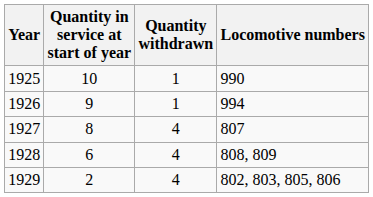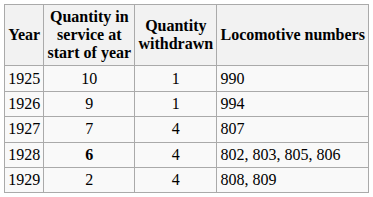(89, 129) 8 -> (89, 129) 7
(89, 154) normal -> (89, 154) bold
(249, 154) 808, 809 -> (281, 154) 802, 803, 805, 806
(281, 180) 802, 803, 805, 806 -> (249, 180) 808, 809
